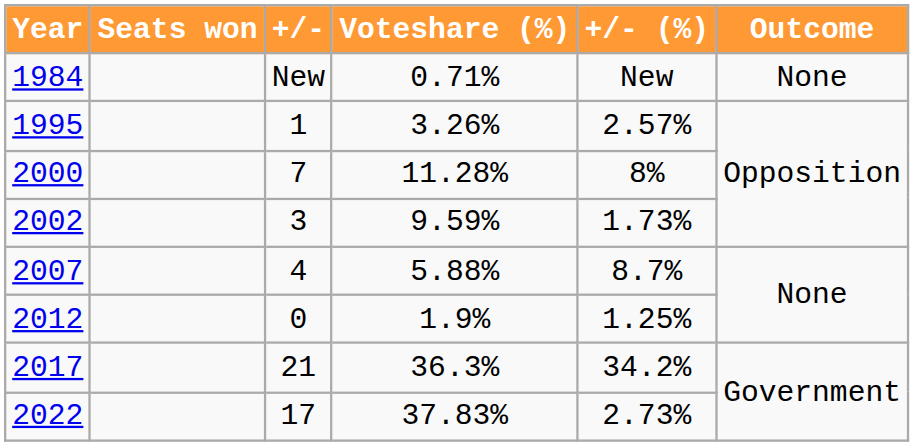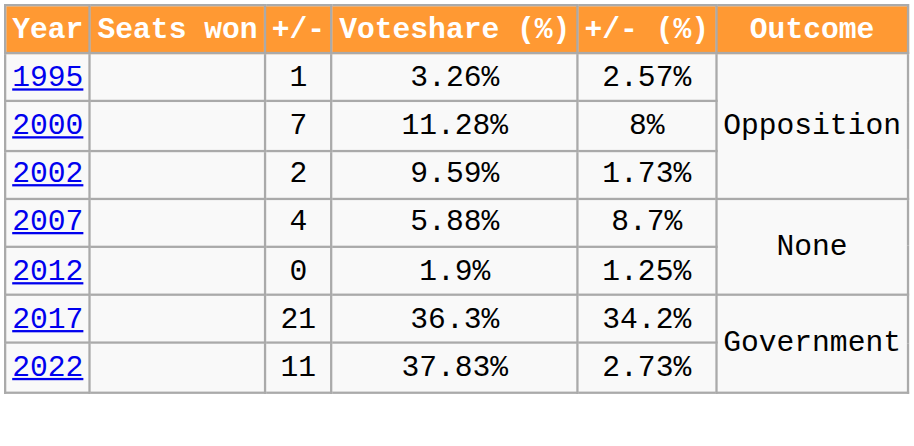- row: (48, 78)
(298, 223) 3 -> (298, 174) 2
(298, 416) 17 -> (298, 367) 11
